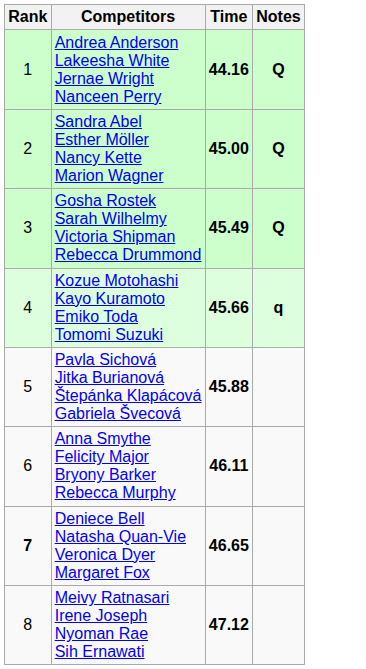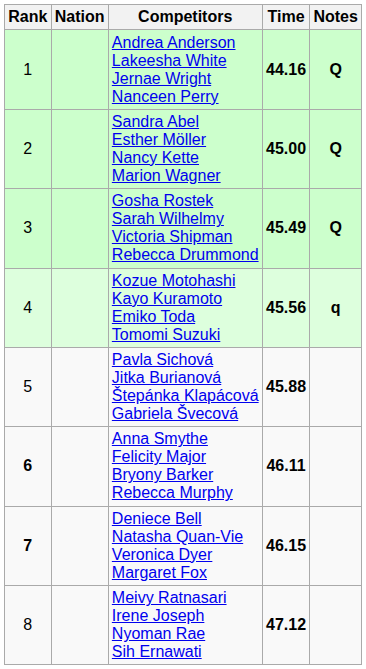+ column: (80, 17)
(229, 307) 45.66 -> (286, 307) 45.56
(28, 466) normal -> (28, 466) bold
(229, 545) 46.65 -> (286, 545) 46.15
